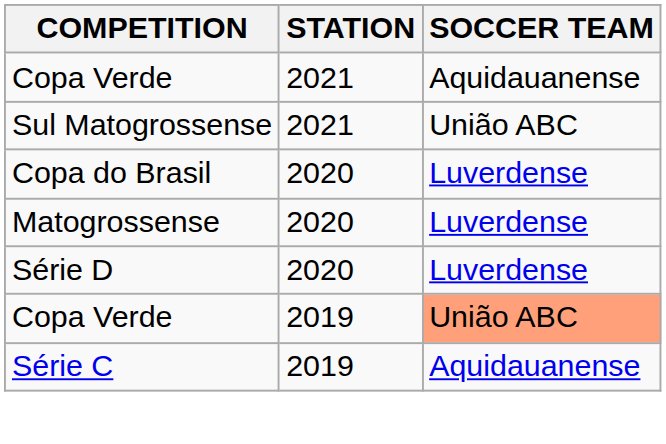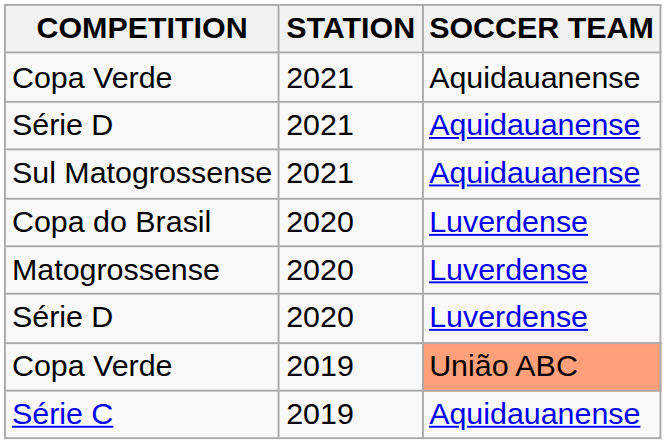+ row: (63, 125)
(503, 125) União ABC -> (535, 173) Aquidauanense
